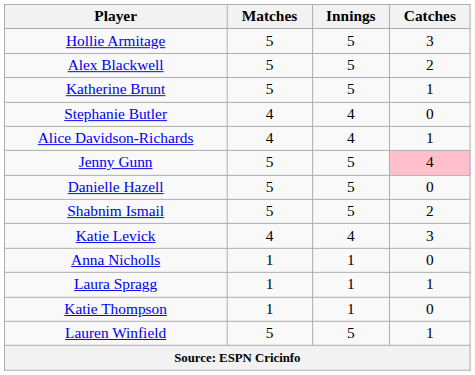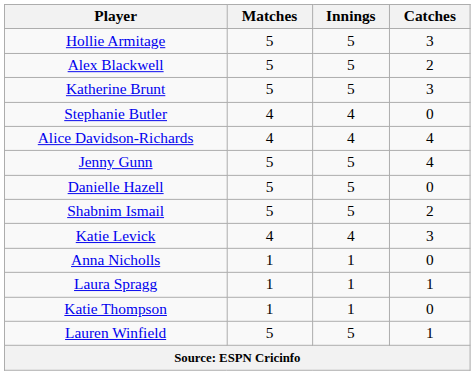(430, 89) 1 -> (430, 89) 3
(430, 138) 1 -> (430, 138) 4
(430, 162) pink background -> (430, 162) no background
